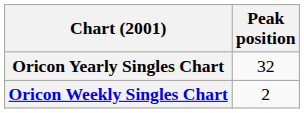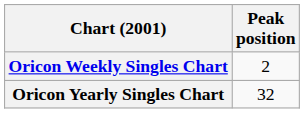rows swapped: (118, 94) <-> (118, 66)
